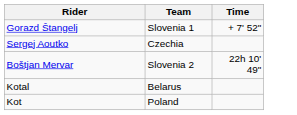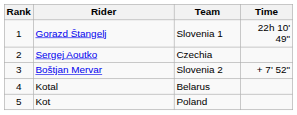+ column: (19, 12)
(245, 28) + 7' 52" -> (274, 33) 22h 10' 49"
(245, 65) 22h 10' 49" -> (273, 70) + 7' 52"
